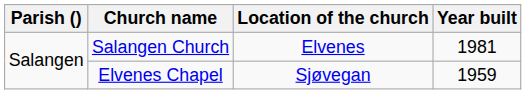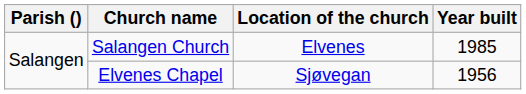(477, 46) 1981 -> (477, 46) 1985
(477, 74) 1959 -> (477, 74) 1956
